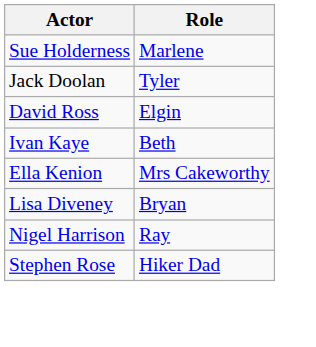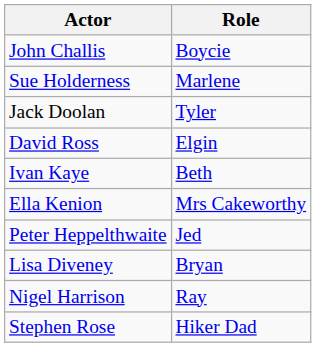+ row: (57, 50)
+ row: (88, 234)
